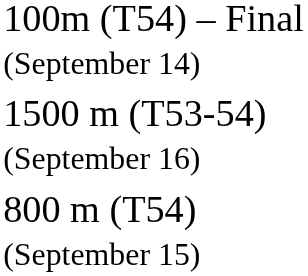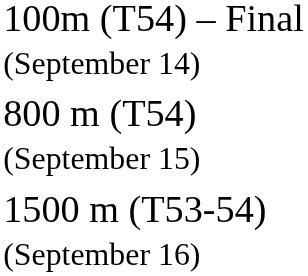rows swapped: (102, 230) <-> (135, 135)
